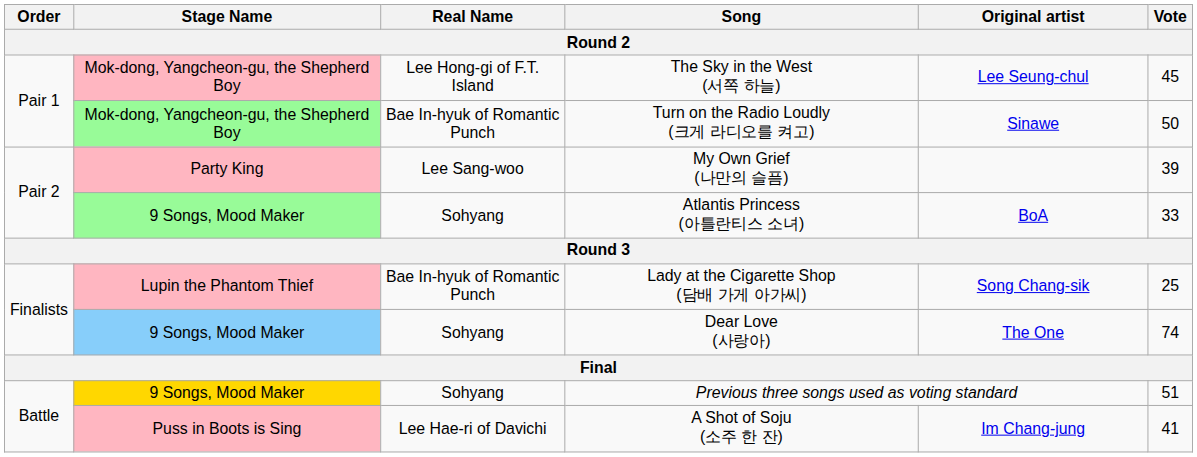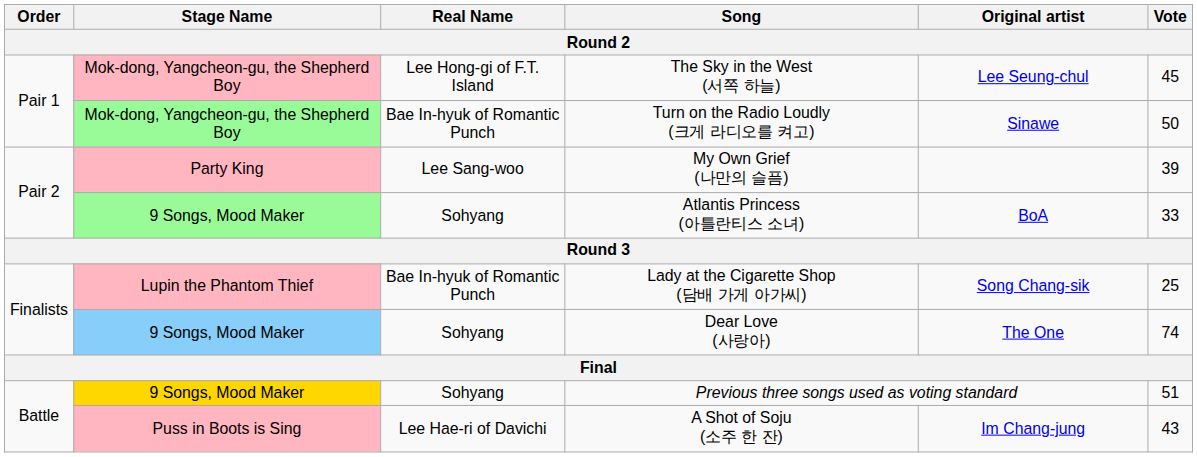(1170, 428) 41 -> (1170, 428) 43
